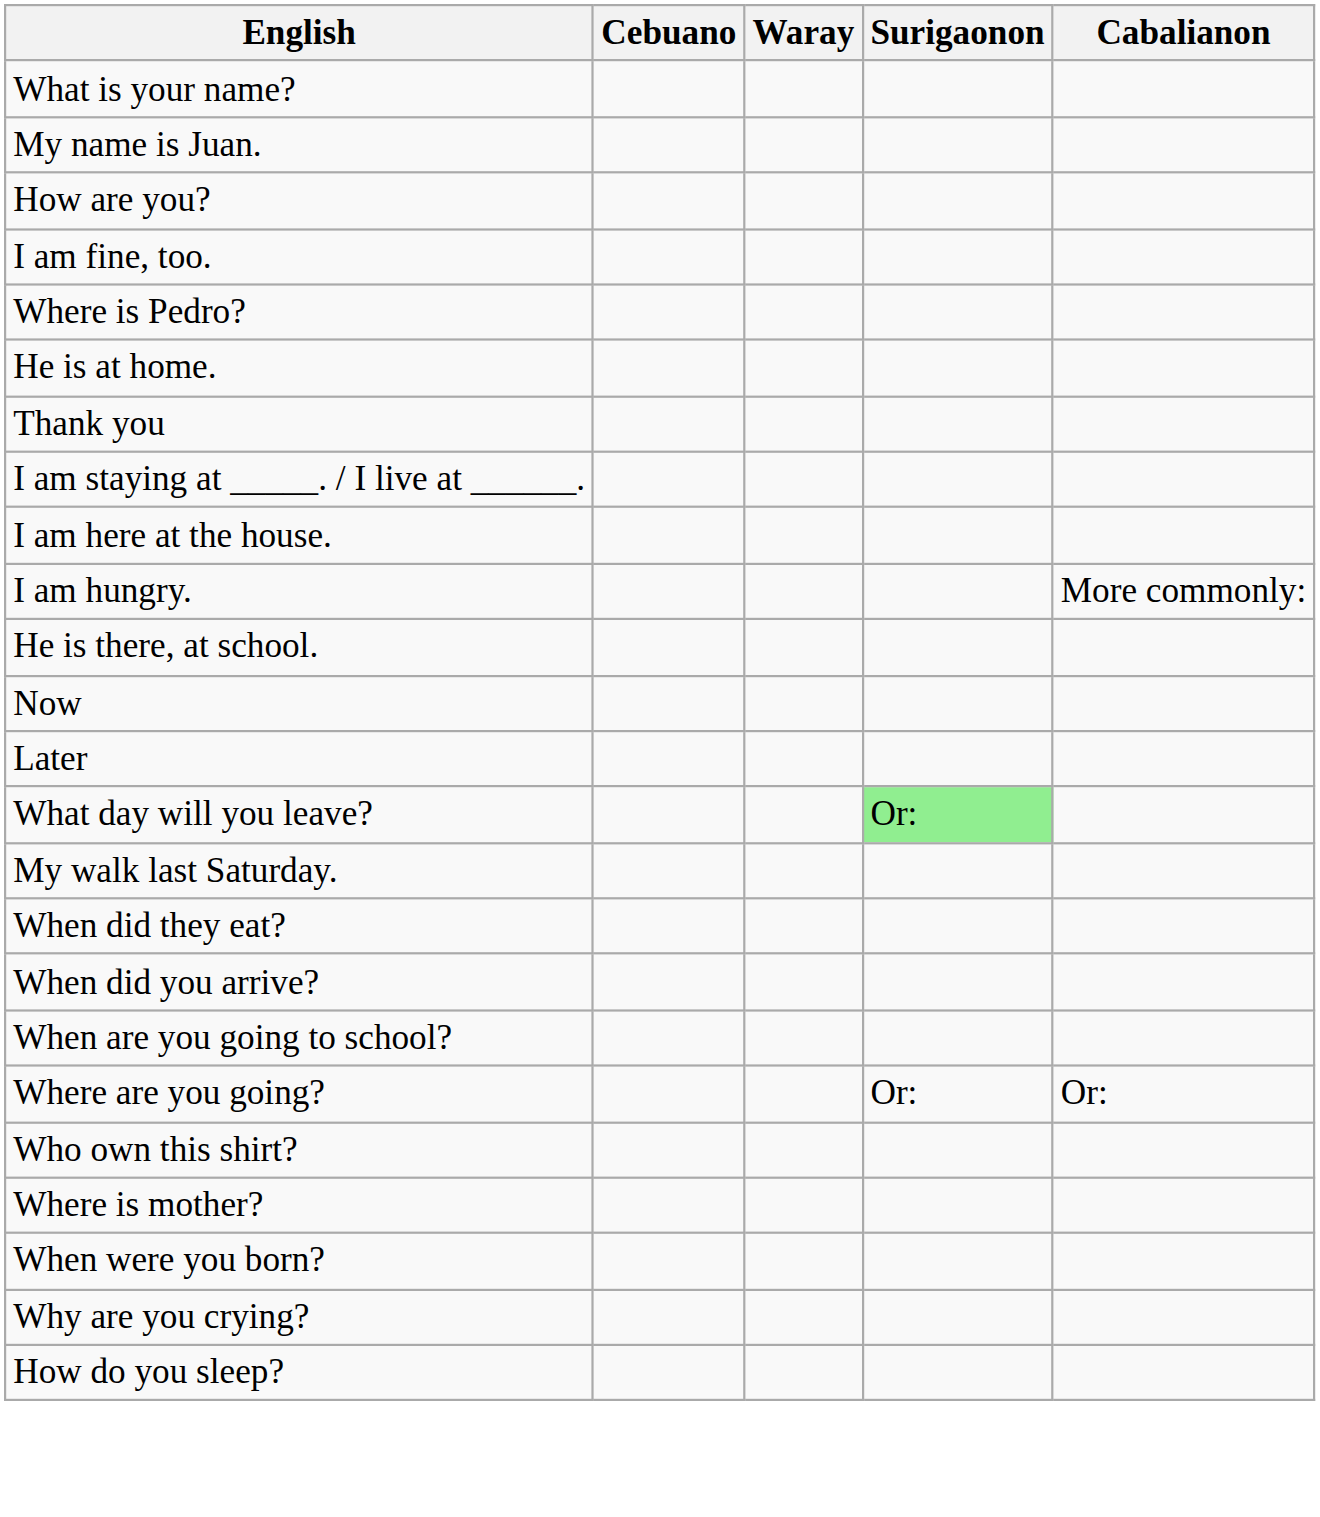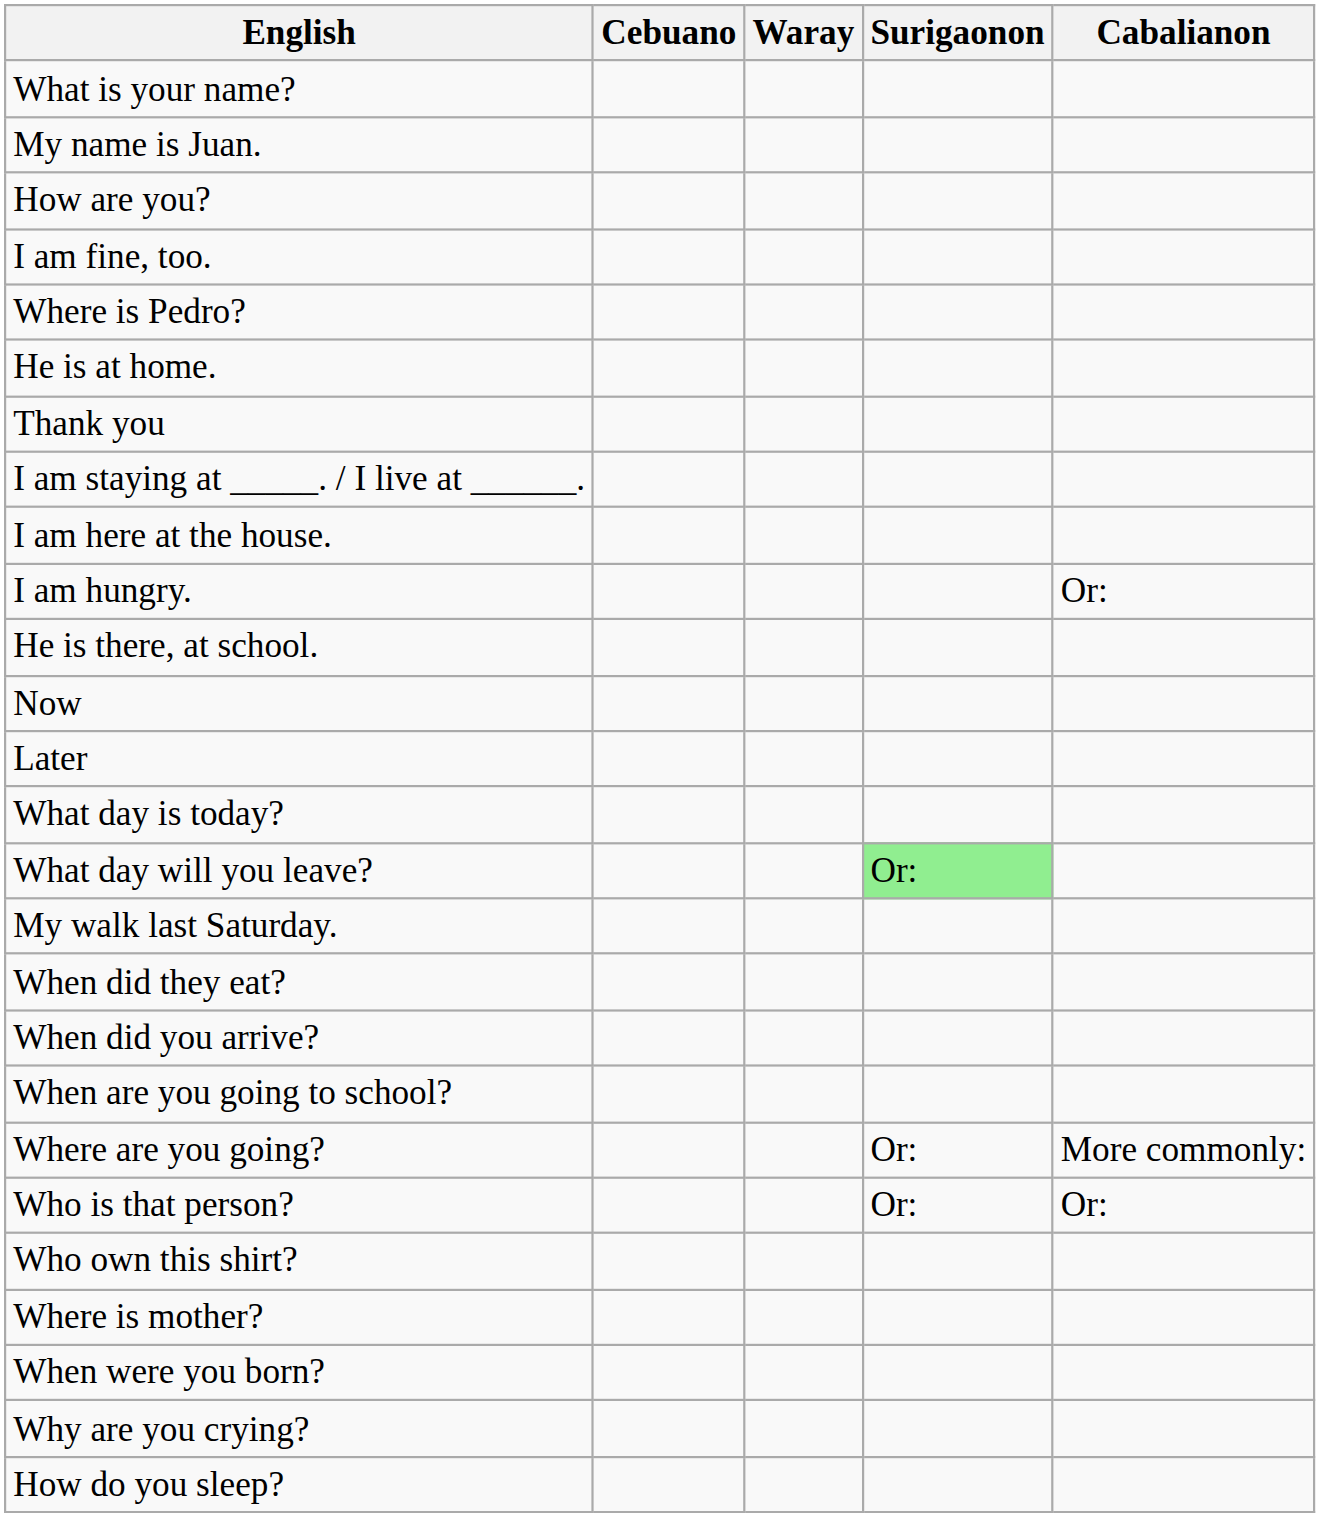(1183, 590) More commonly: -> (1084, 590) Or:
+ row: (149, 813)
(1084, 1093) Or: -> (1183, 1148) More commonly:
+ row: (153, 1204)
